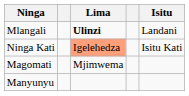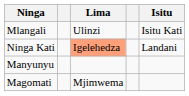(87, 30) bold -> (87, 30) normal
(159, 30) Landani -> (162, 30) Isitu Kati
(162, 47) Isitu Kati -> (159, 47) Landani
rows swapped: (29, 64) <-> (30, 82)
